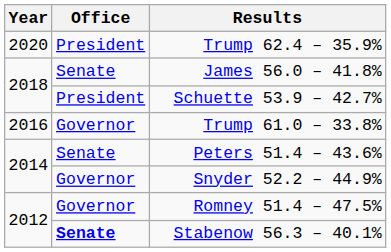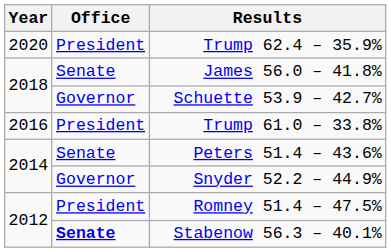(101, 99) President -> (96, 99) Governor
(96, 126) Governor -> (101, 126) President
(96, 206) Governor -> (101, 206) President
